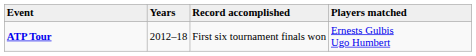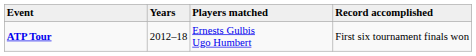columns swapped: (241, 12) <-> (369, 12)
